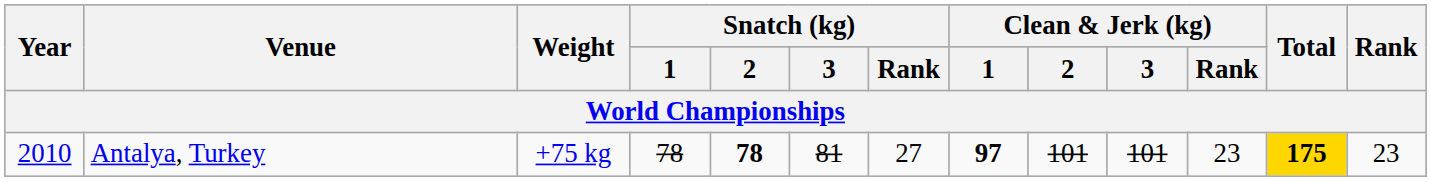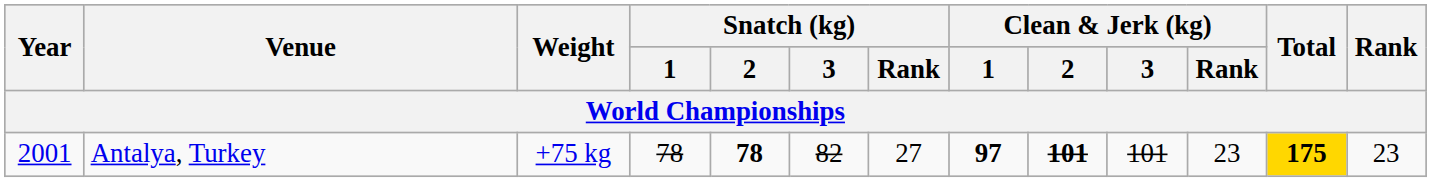(45, 153) 2010 -> (45, 153) 2001
(829, 153) 81 -> (829, 153) 82
(1068, 153) normal -> (1068, 153) bold
